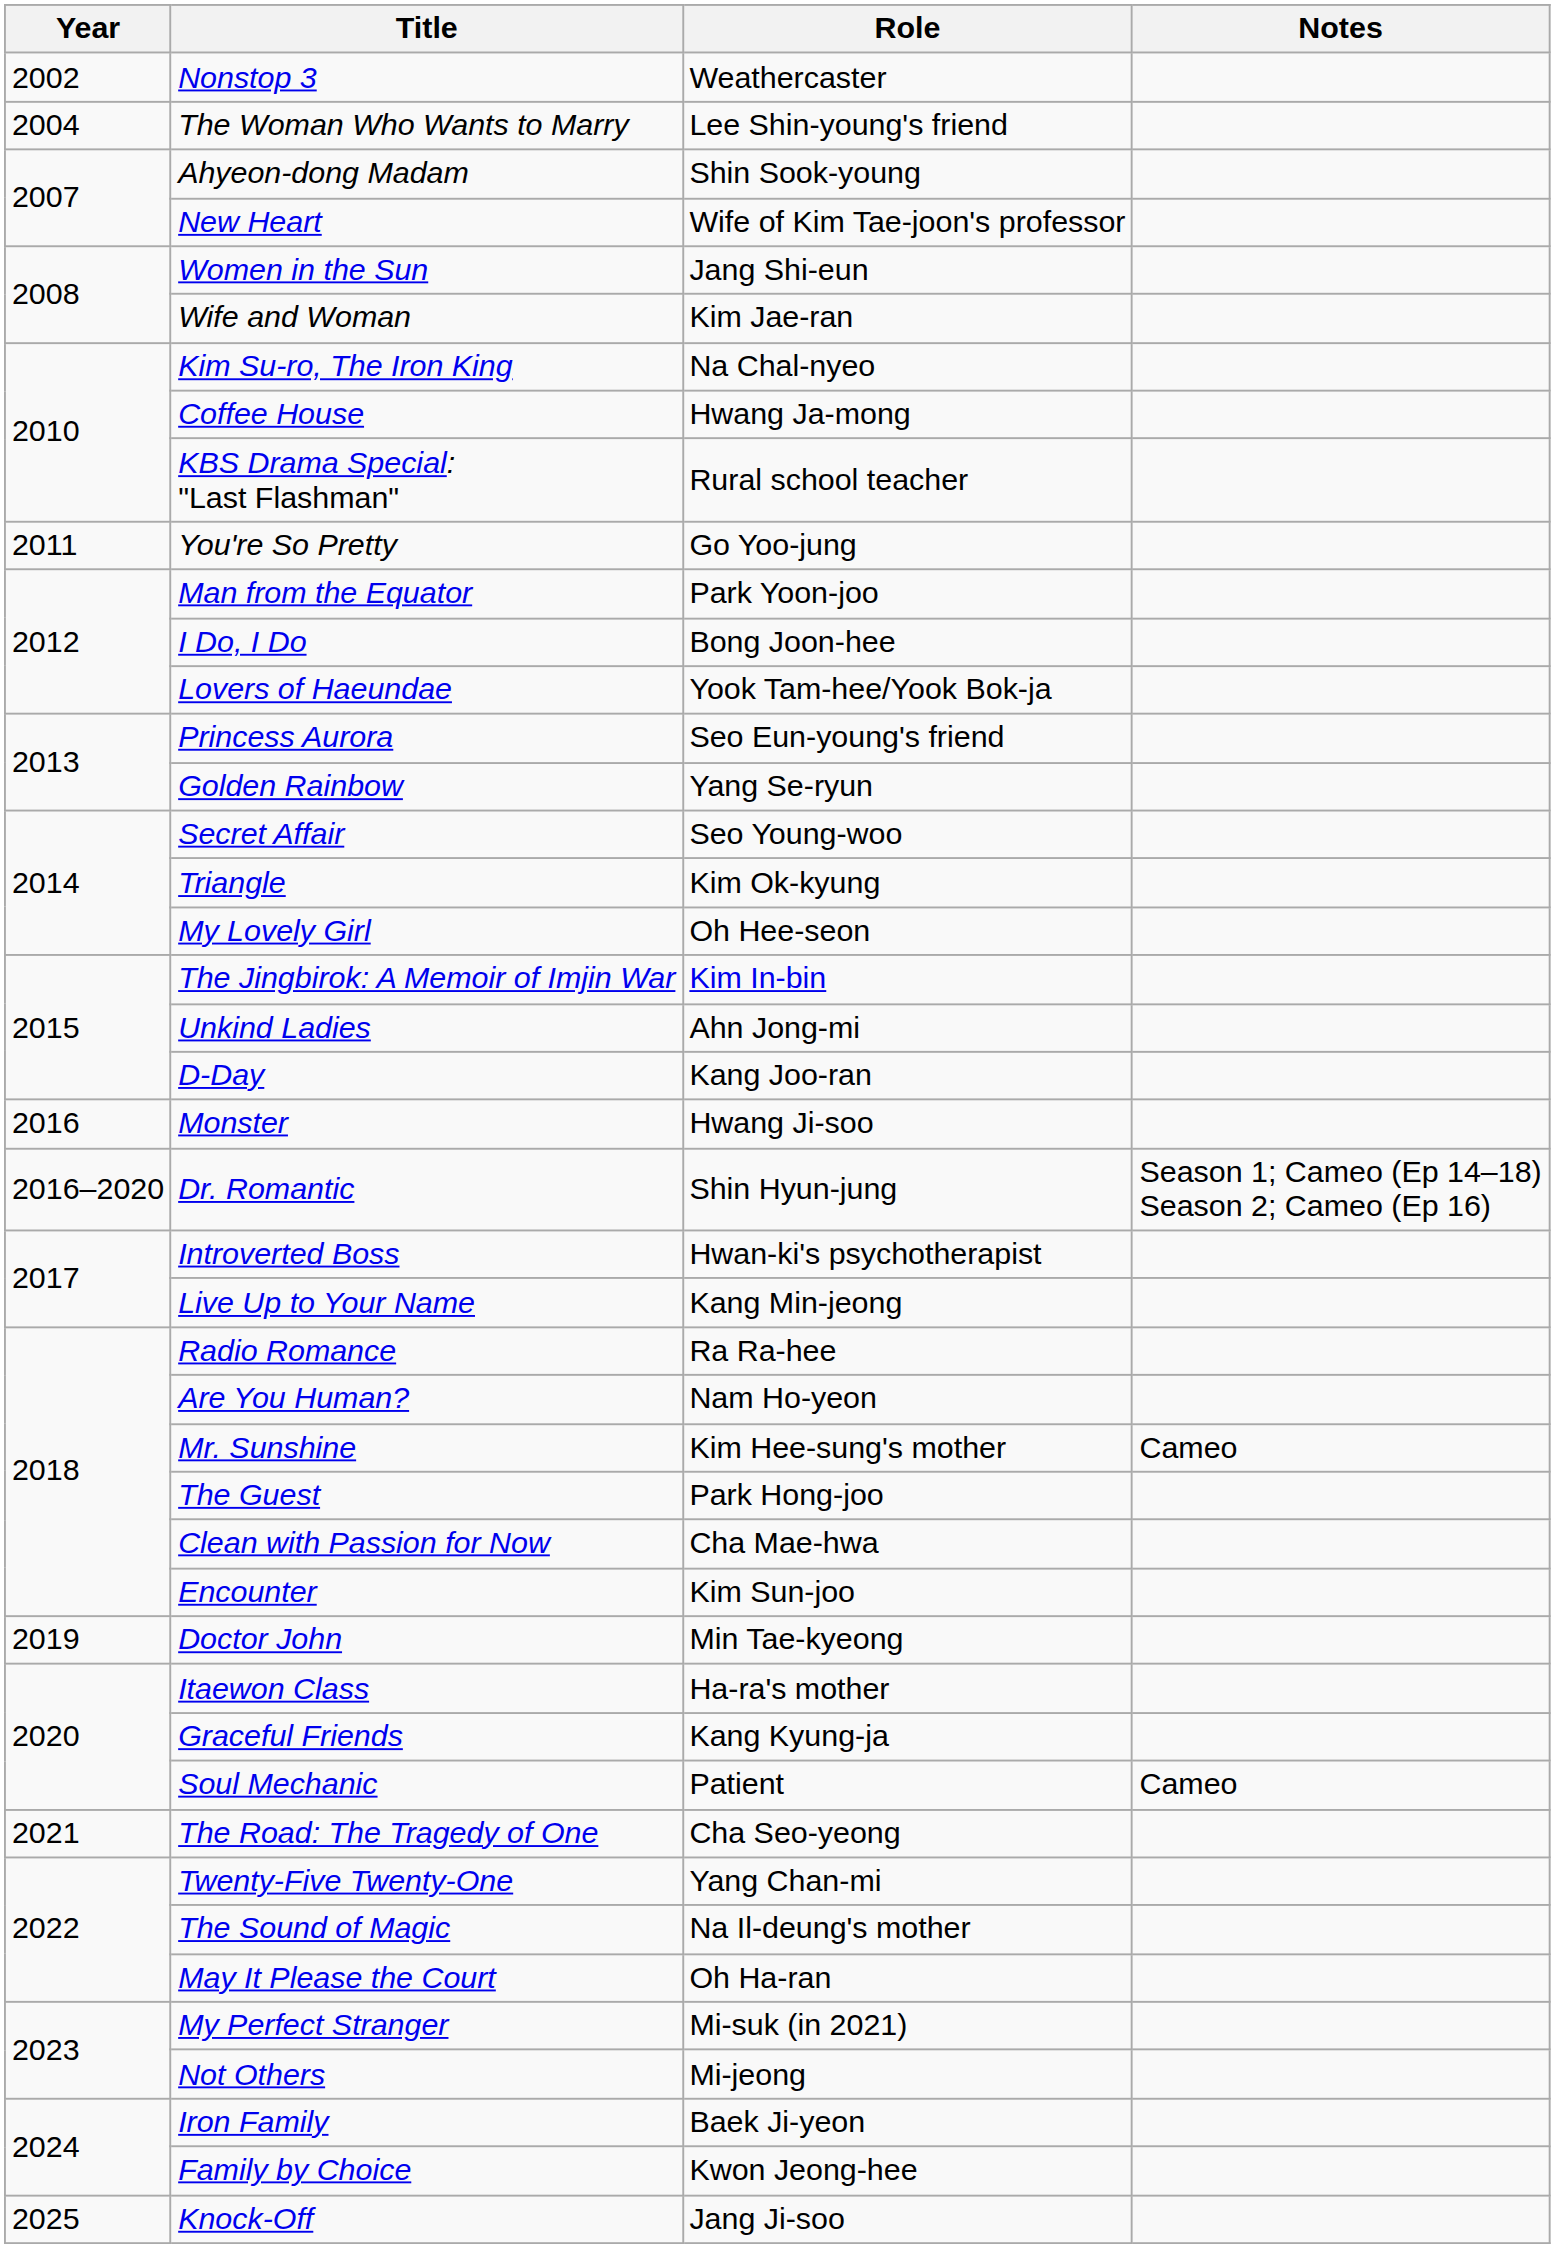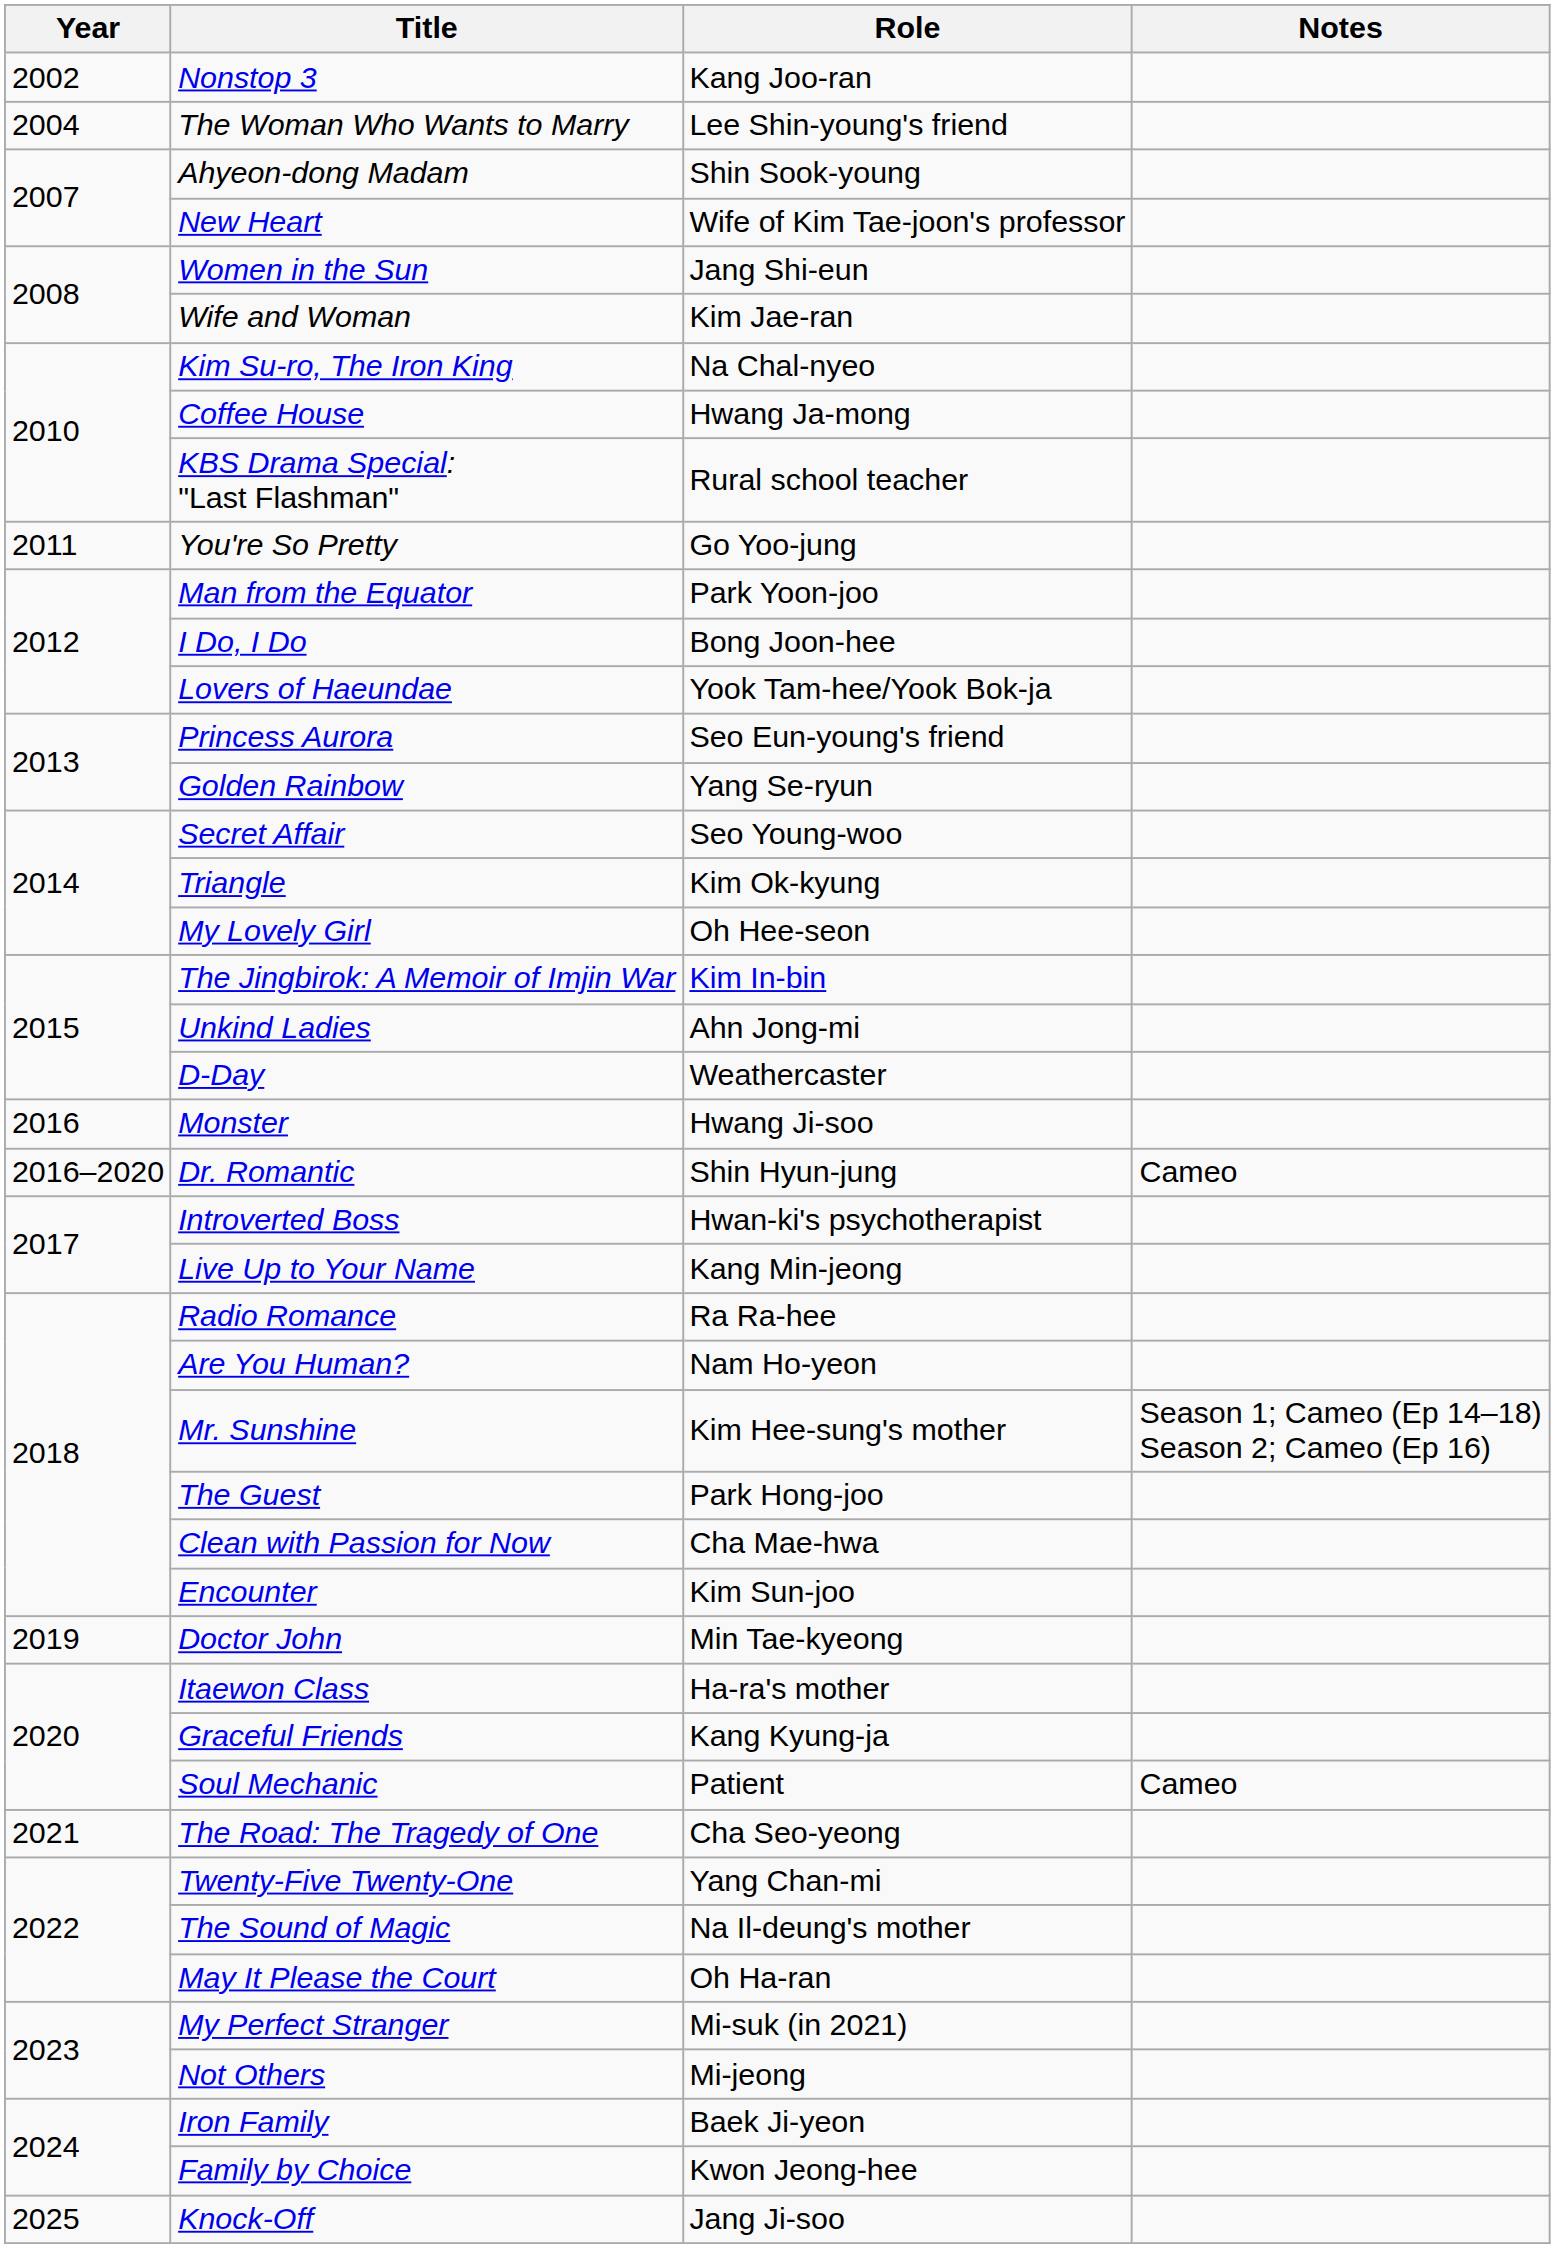(788, 76) Weathercaster -> (781, 76) Kang Joo-ran
(781, 1075) Kang Joo-ran -> (788, 1075) Weathercaster
(1341, 1188) Season 1; Cameo (Ep 14–18) Season 2; Cameo (Ep 16) -> (1188, 1171) Cameo
(1188, 1446) Cameo -> (1341, 1429) Season 1; Cameo (Ep 14–18) Season 2; Cameo (Ep 16)
